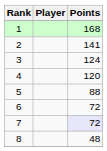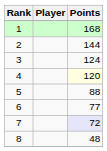(92, 44) 141 -> (92, 44) 144
(92, 76) no background -> (92, 76) lightyellow background
(95, 107) 72 -> (95, 107) 77
